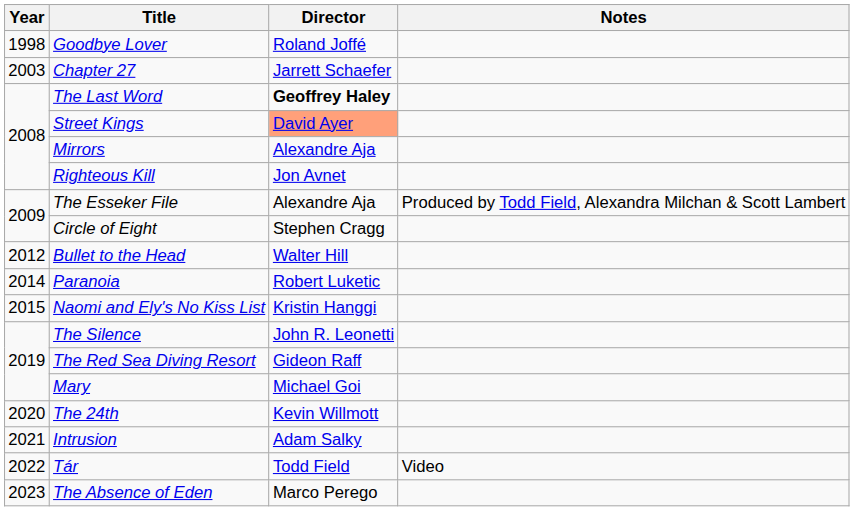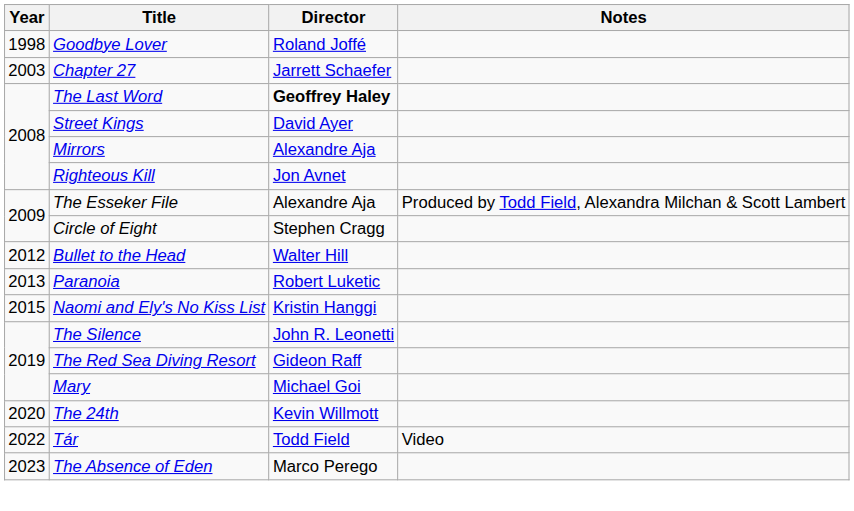(313, 123) lightsalmon background -> (313, 123) no background
(27, 281) 2014 -> (27, 281) 2013
- row: (85, 439)
